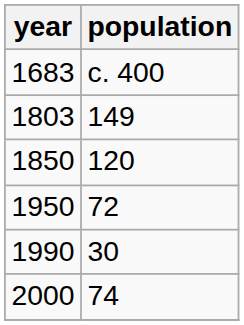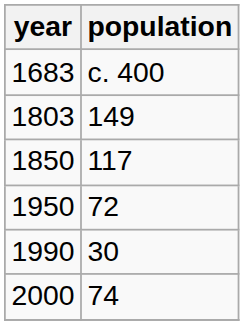(111, 161) 120 -> (110, 161) 117
